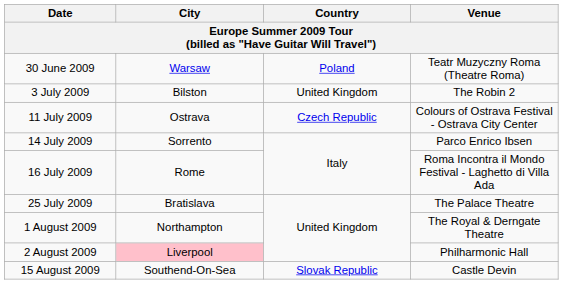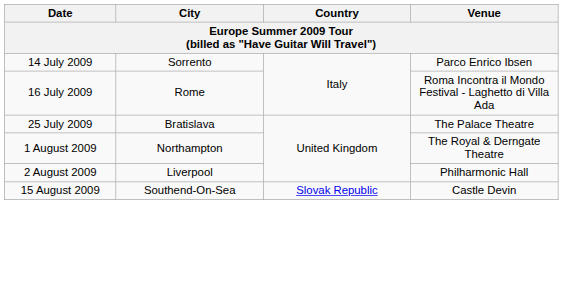- row: (60, 68)
- row: (60, 93)
- row: (60, 117)
(190, 252) pink background -> (190, 172) no background
